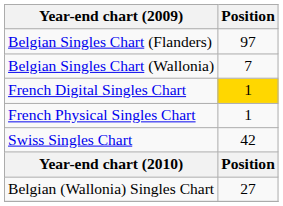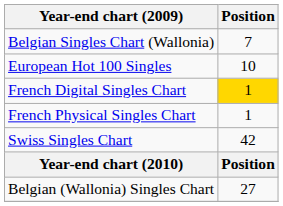- row: (110, 41)
+ row: (90, 66)
